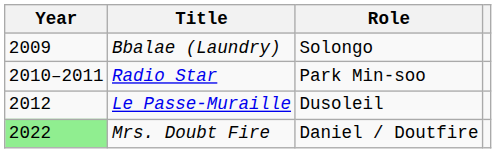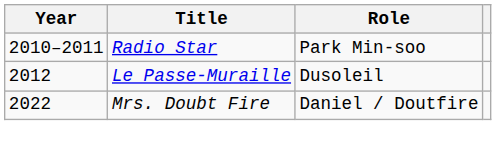- row: (196, 48)
(30, 133) lightgreen background -> (30, 105) no background
